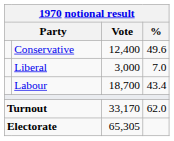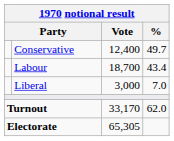(157, 49) 49.6 -> (157, 49) 49.7
rows swapped: (31, 85) <-> (31, 67)
